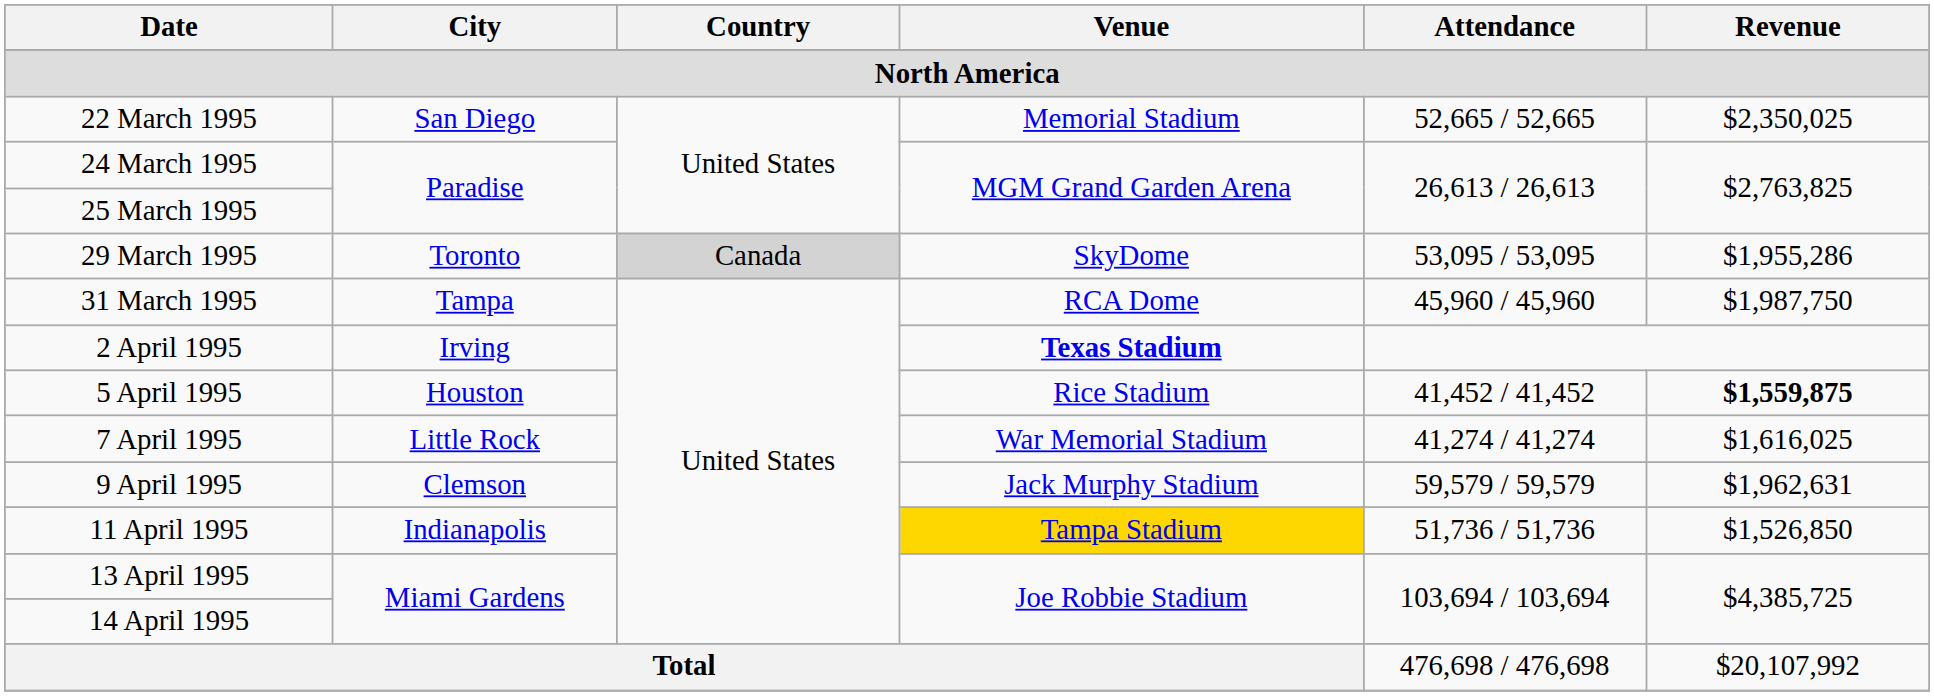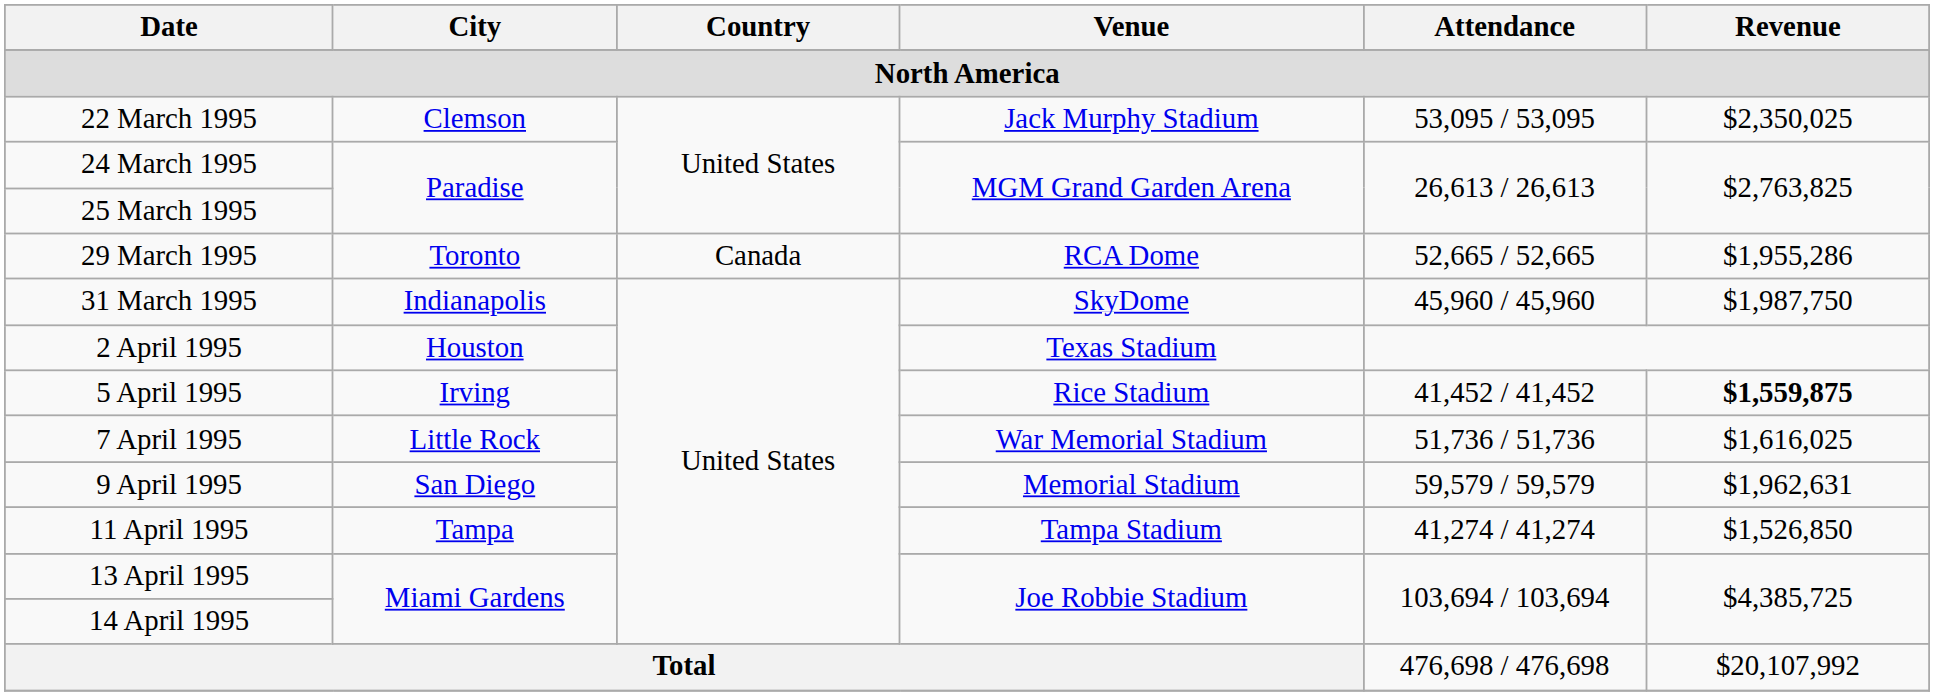(475, 118) San Diego -> (475, 118) Clemson
(1131, 118) Memorial Stadium -> (1131, 118) Jack Murphy Stadium
(1505, 118) 52,665 / 52,665 -> (1505, 118) 53,095 / 53,095
(758, 255) lightgrey background -> (758, 255) no background
(1131, 255) SkyDome -> (1131, 255) RCA Dome
(1505, 255) 53,095 / 53,095 -> (1505, 255) 52,665 / 52,665
(475, 301) Tampa -> (475, 301) Indianapolis
(1131, 301) RCA Dome -> (1131, 301) SkyDome
(475, 347) Irving -> (475, 347) Houston
(1131, 347) bold -> (1131, 347) normal
(475, 392) Houston -> (475, 392) Irving
(1505, 438) 41,274 / 41,274 -> (1505, 438) 51,736 / 51,736
(475, 484) Clemson -> (475, 484) San Diego
(1131, 484) Jack Murphy Stadium -> (1131, 484) Memorial Stadium
(475, 529) Indianapolis -> (475, 529) Tampa
(1131, 529) gold background -> (1131, 529) no background
(1505, 529) 51,736 / 51,736 -> (1505, 529) 41,274 / 41,274
